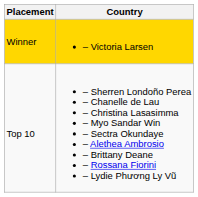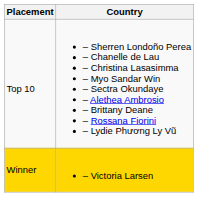rows swapped: (21, 42) <-> (21, 133)
